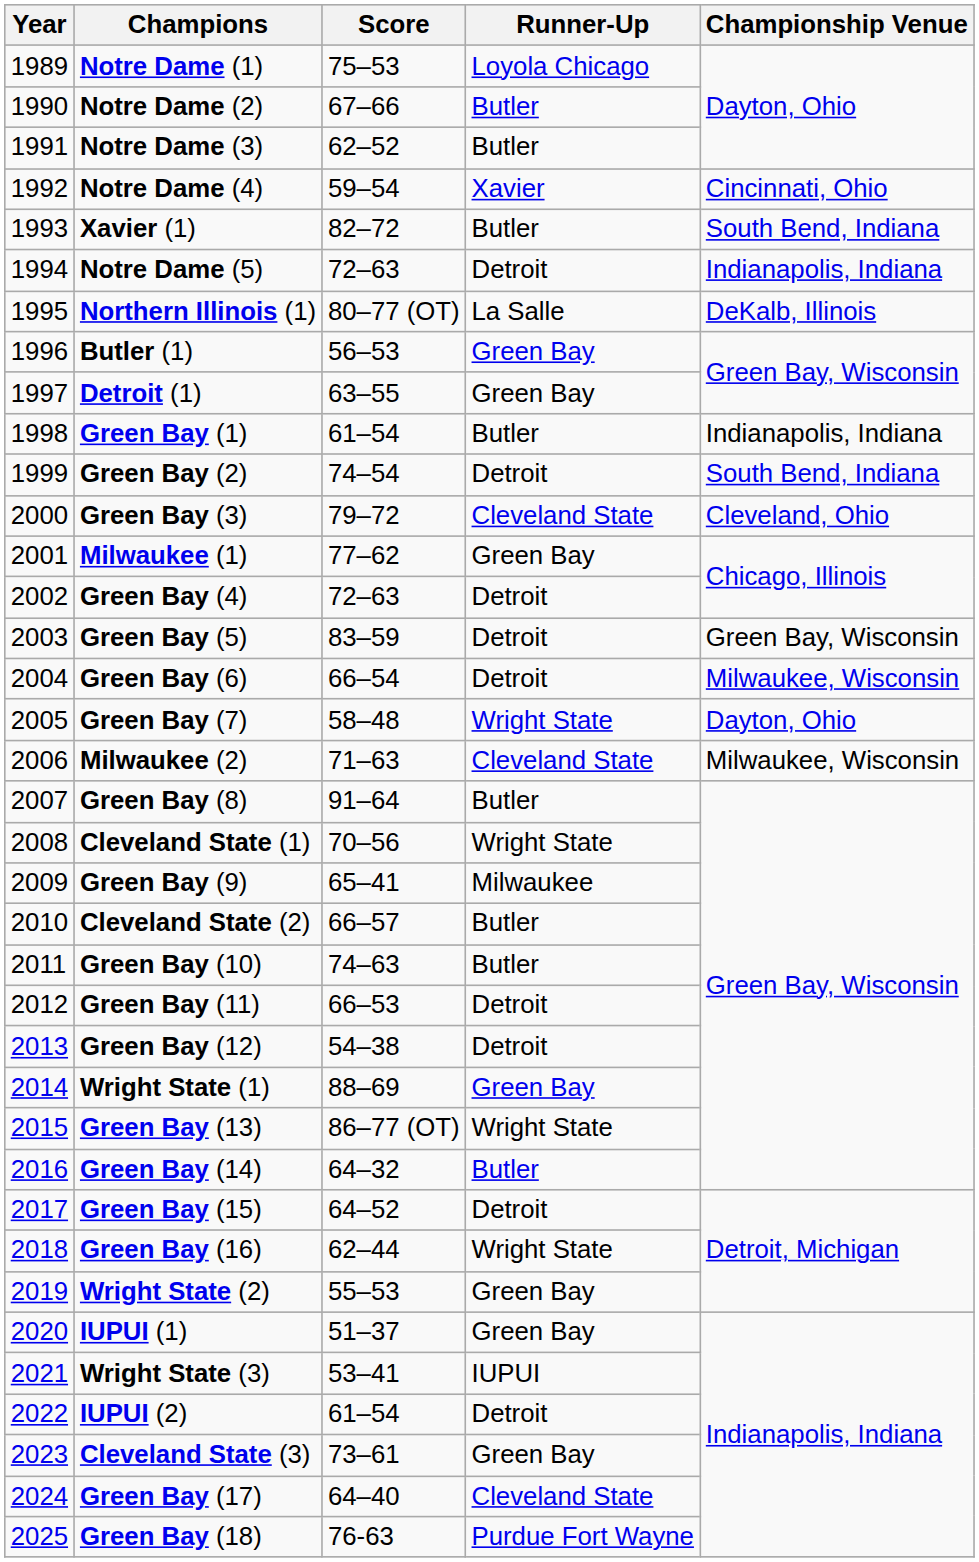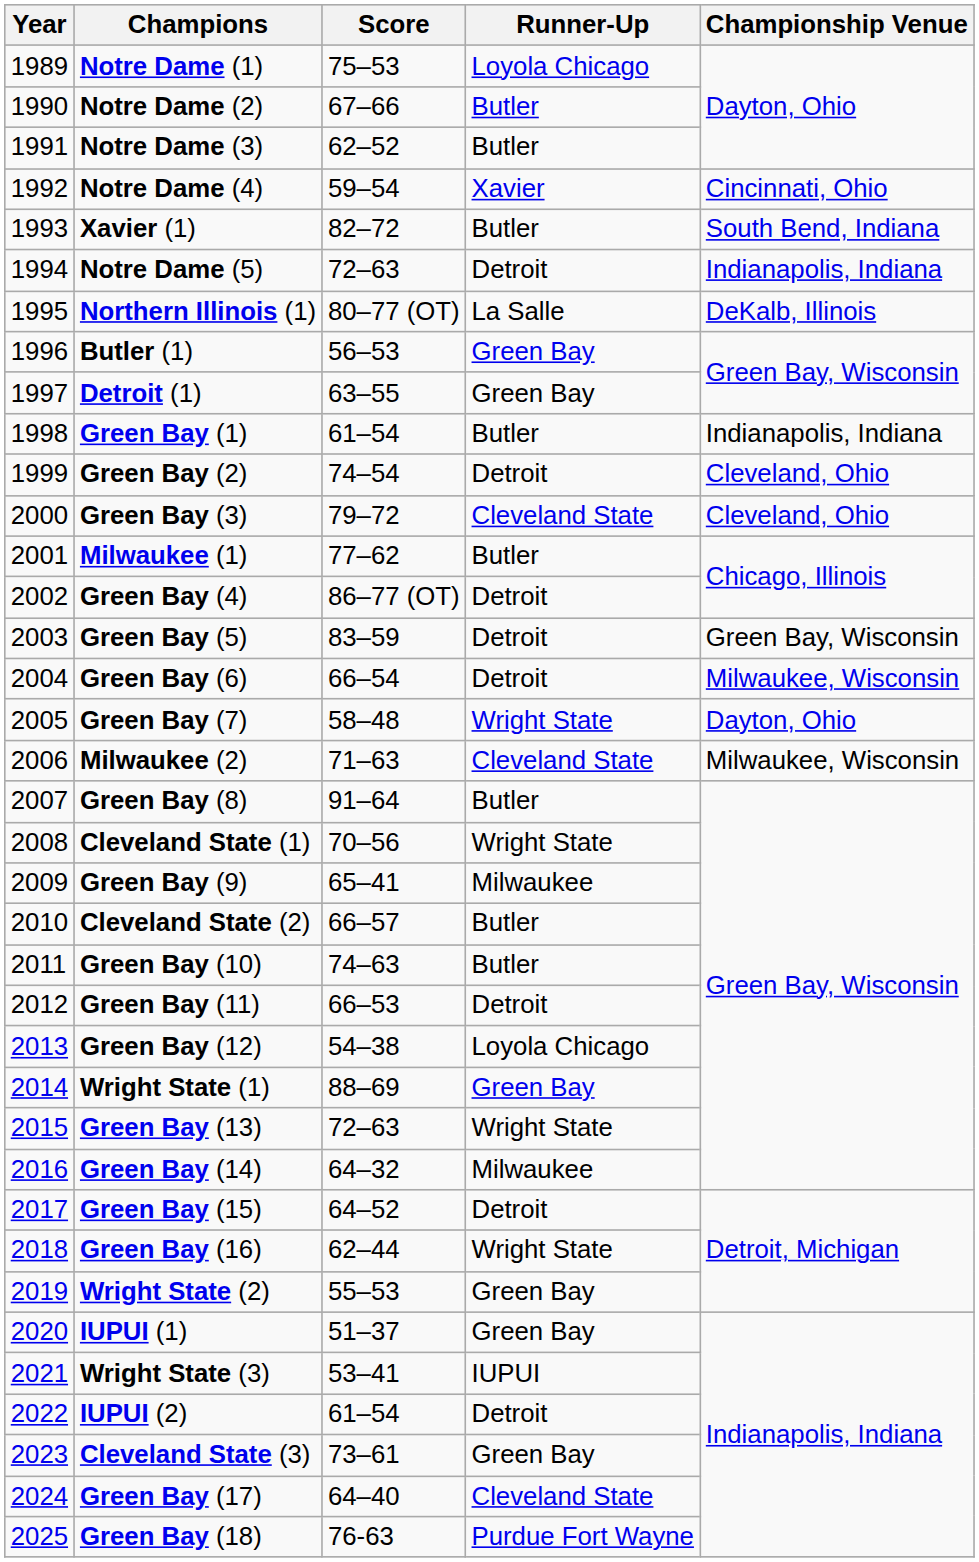(823, 474) South Bend, Indiana -> (797, 474) Cleveland, Ohio
(533, 556) Green Bay -> (505, 556) Butler
(364, 596) 72–63 -> (394, 596) 86–77 (OT)
(509, 1046) Detroit -> (560, 1046) Loyola Chicago
(394, 1127) 86–77 (OT) -> (364, 1127) 72–63
(505, 1168) Butler -> (532, 1168) Milwaukee
